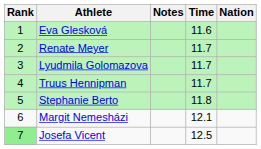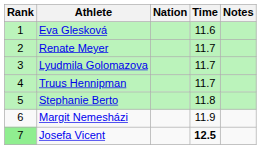columns swapped: (236, 13) <-> (168, 13)
(201, 118) 12.1 -> (205, 118) 11.9
(201, 135) normal -> (205, 135) bold
